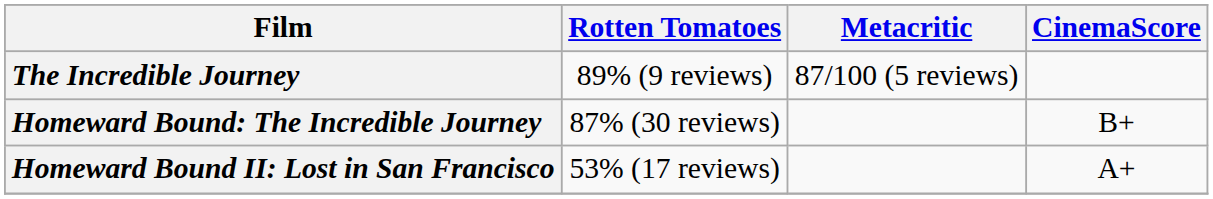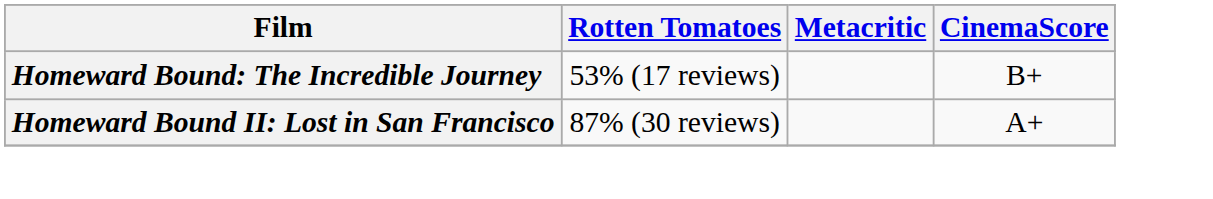- row: (156, 74)
(675, 121) 87% (30 reviews) -> (675, 74) 53% (17 reviews)
(675, 168) 53% (17 reviews) -> (675, 121) 87% (30 reviews)
